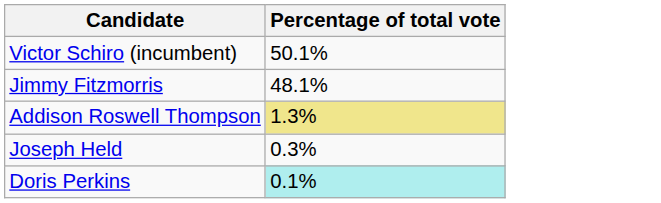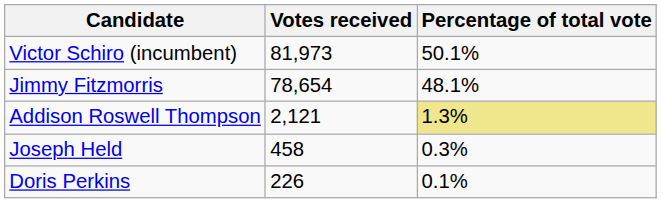+ column: (341, 20)
(293, 181) paleturquoise background -> (445, 181) no background
